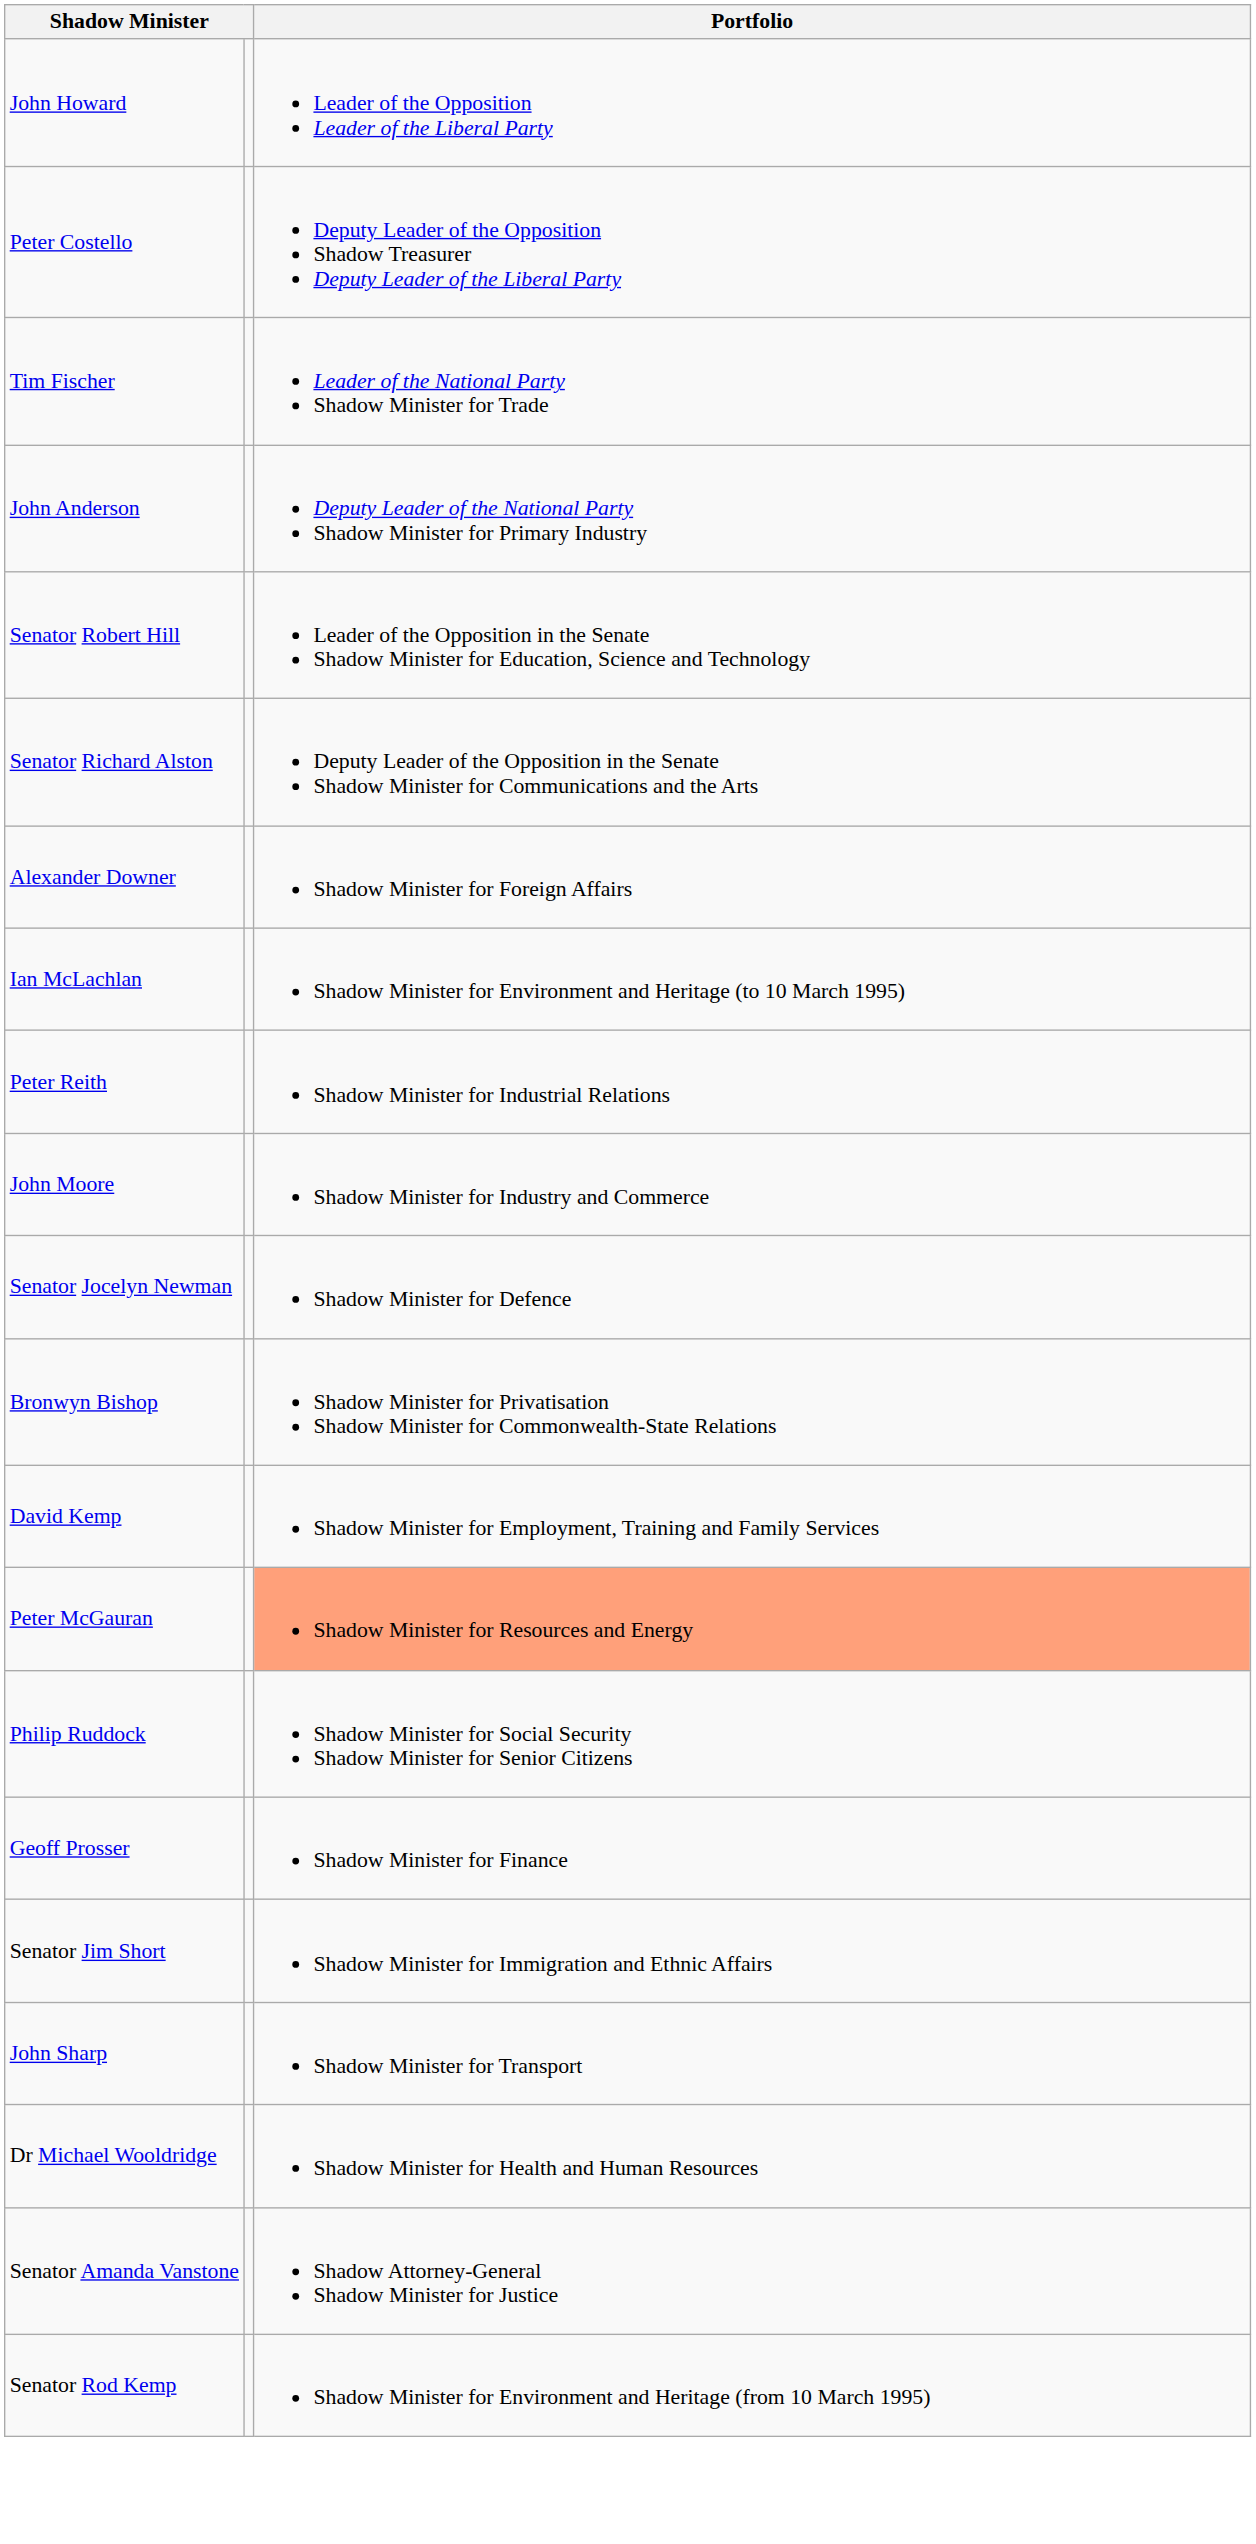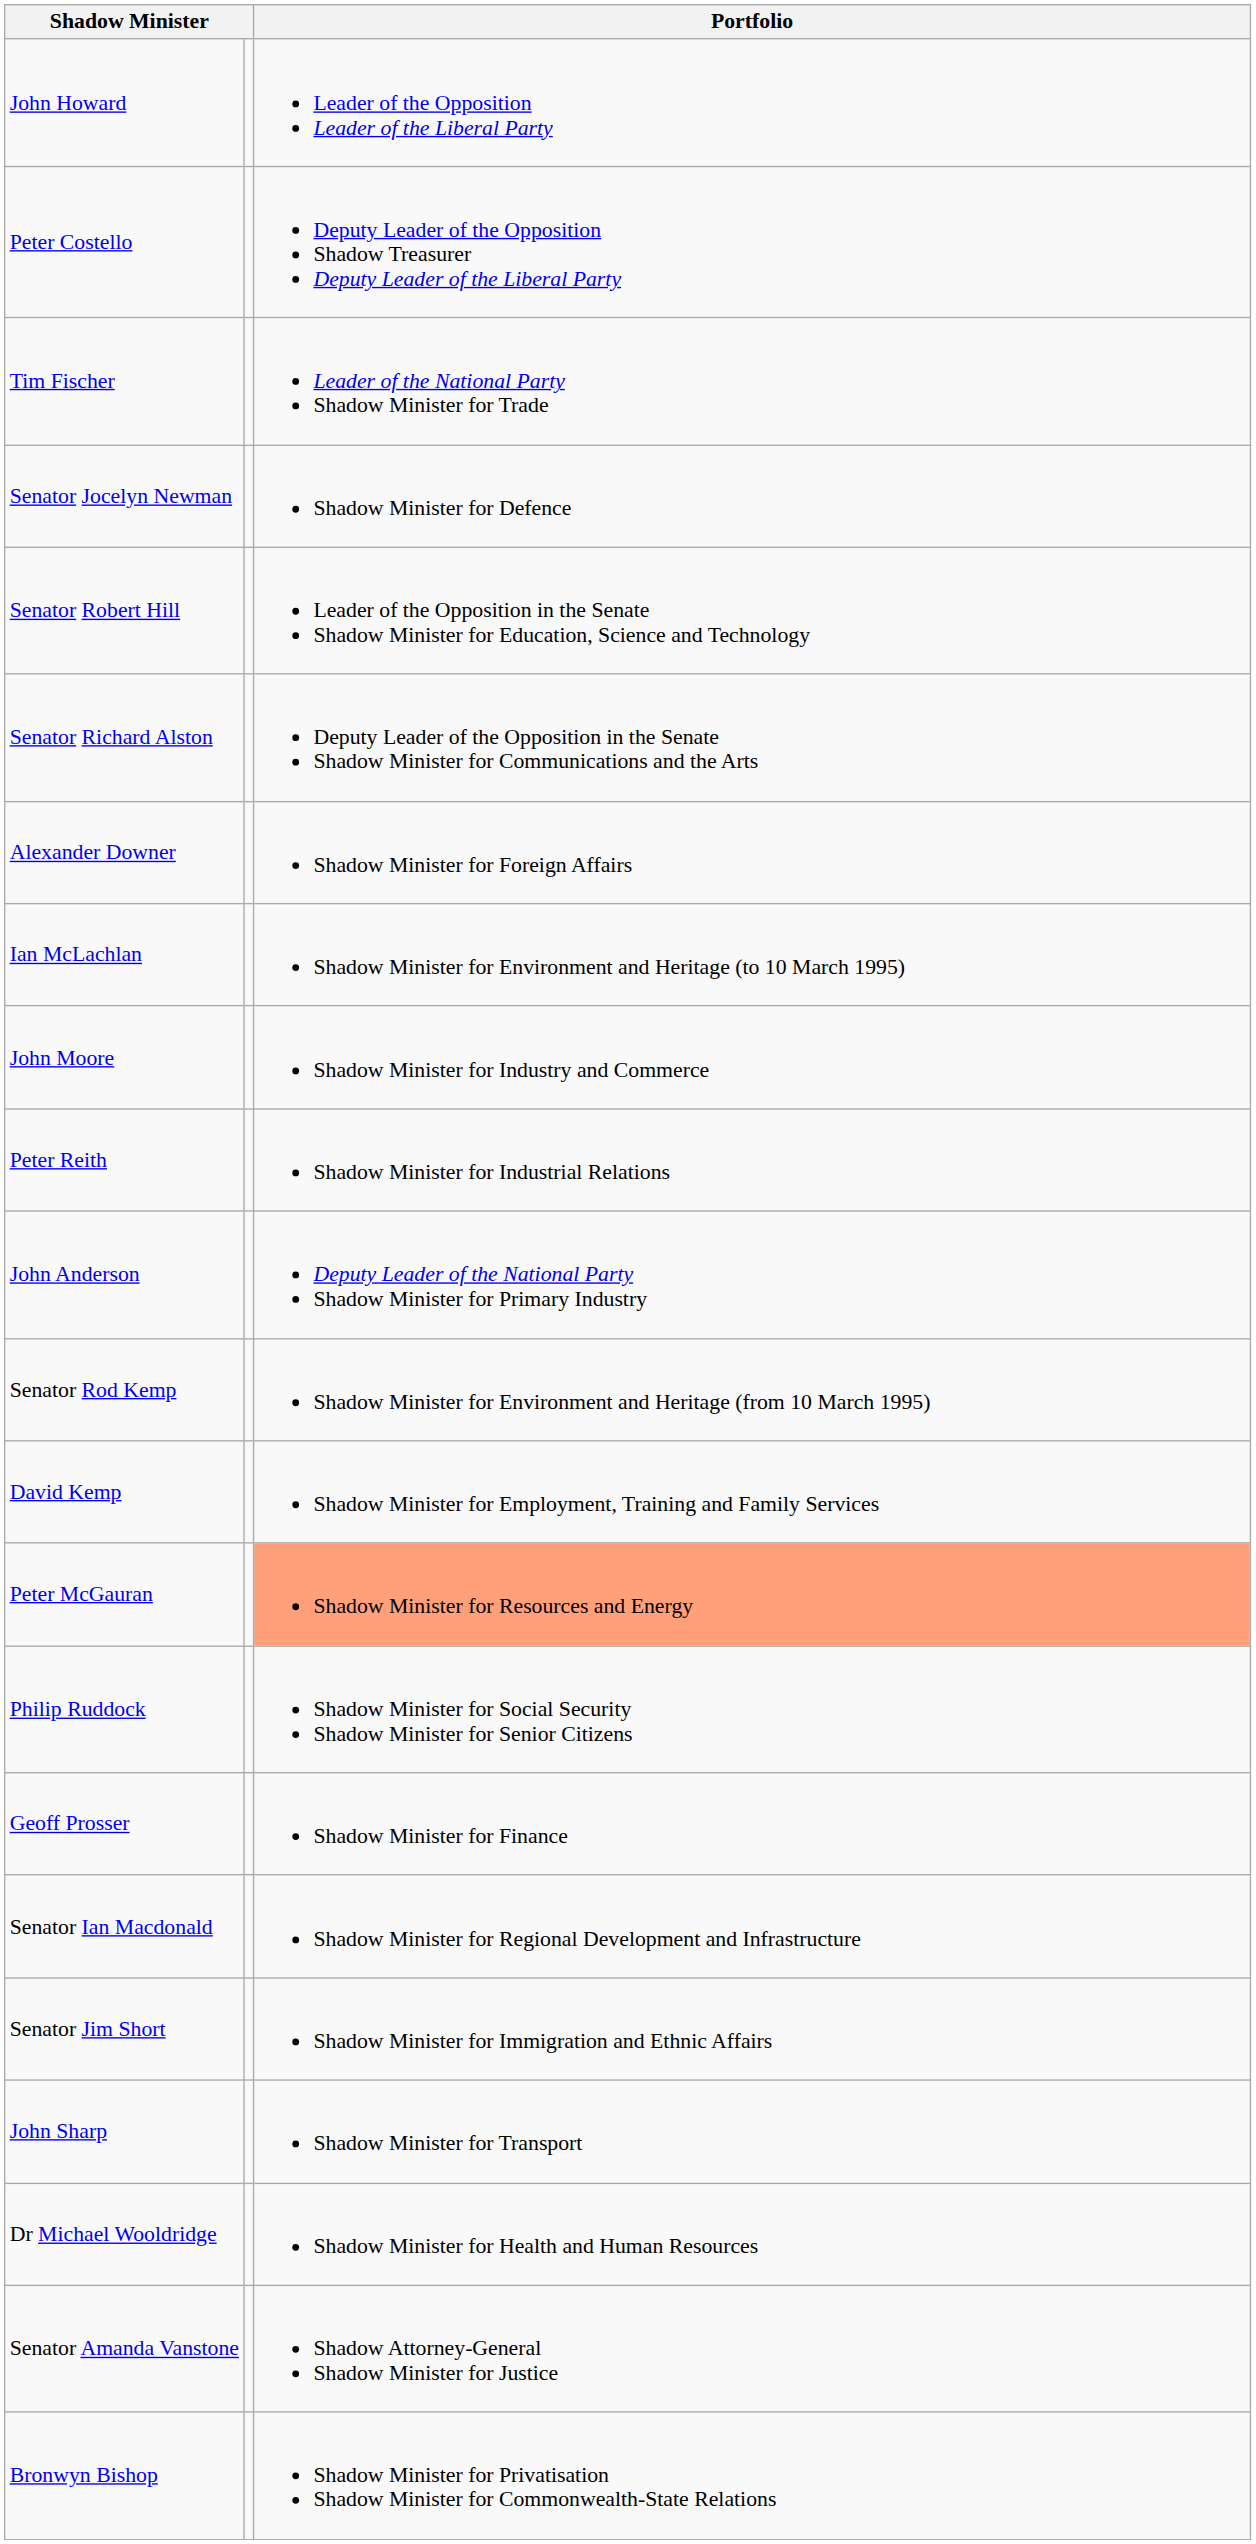rows swapped: (75, 507) <-> (121, 1286)
rows swapped: (62, 1184) <-> (58, 1081)
rows swapped: (84, 1401) <-> (93, 2385)
+ row: (111, 1926)
